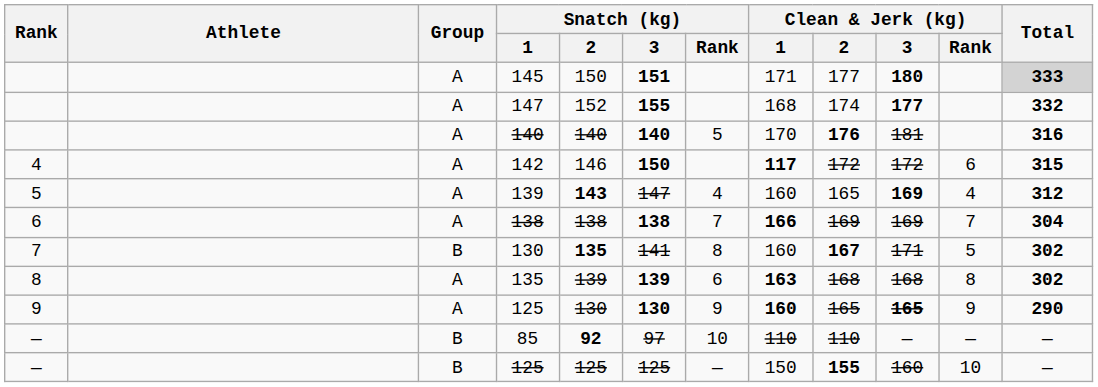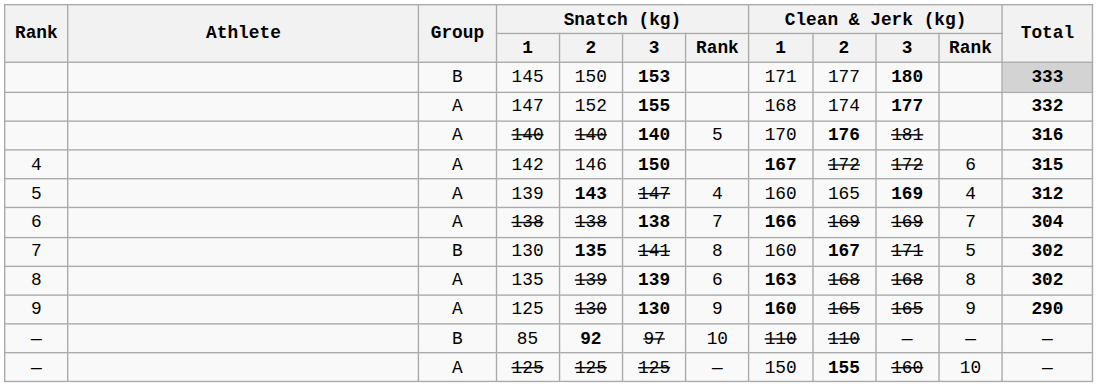(457, 77) A -> (457, 77) B
(654, 77) 151 -> (654, 77) 153
(781, 164) 117 -> (781, 164) 167
(907, 309) bold -> (907, 309) normal
(457, 368) B -> (457, 368) A
